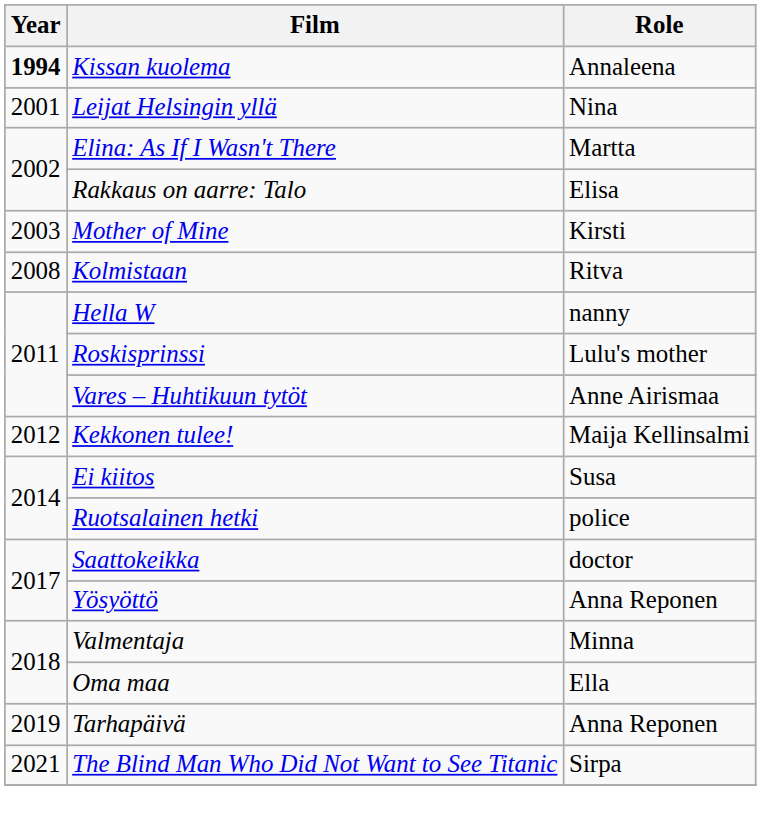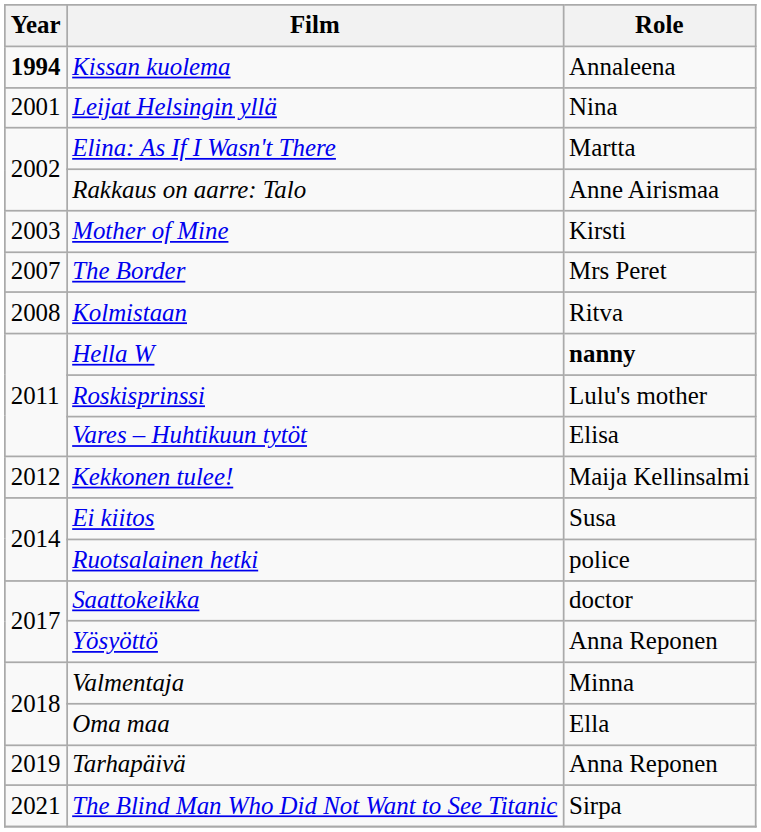(594, 189) Elisa -> (644, 189) Anne Airismaa
+ row: (129, 271)
(600, 313) normal -> (602, 354) bold
(644, 395) Anne Airismaa -> (594, 436) Elisa
